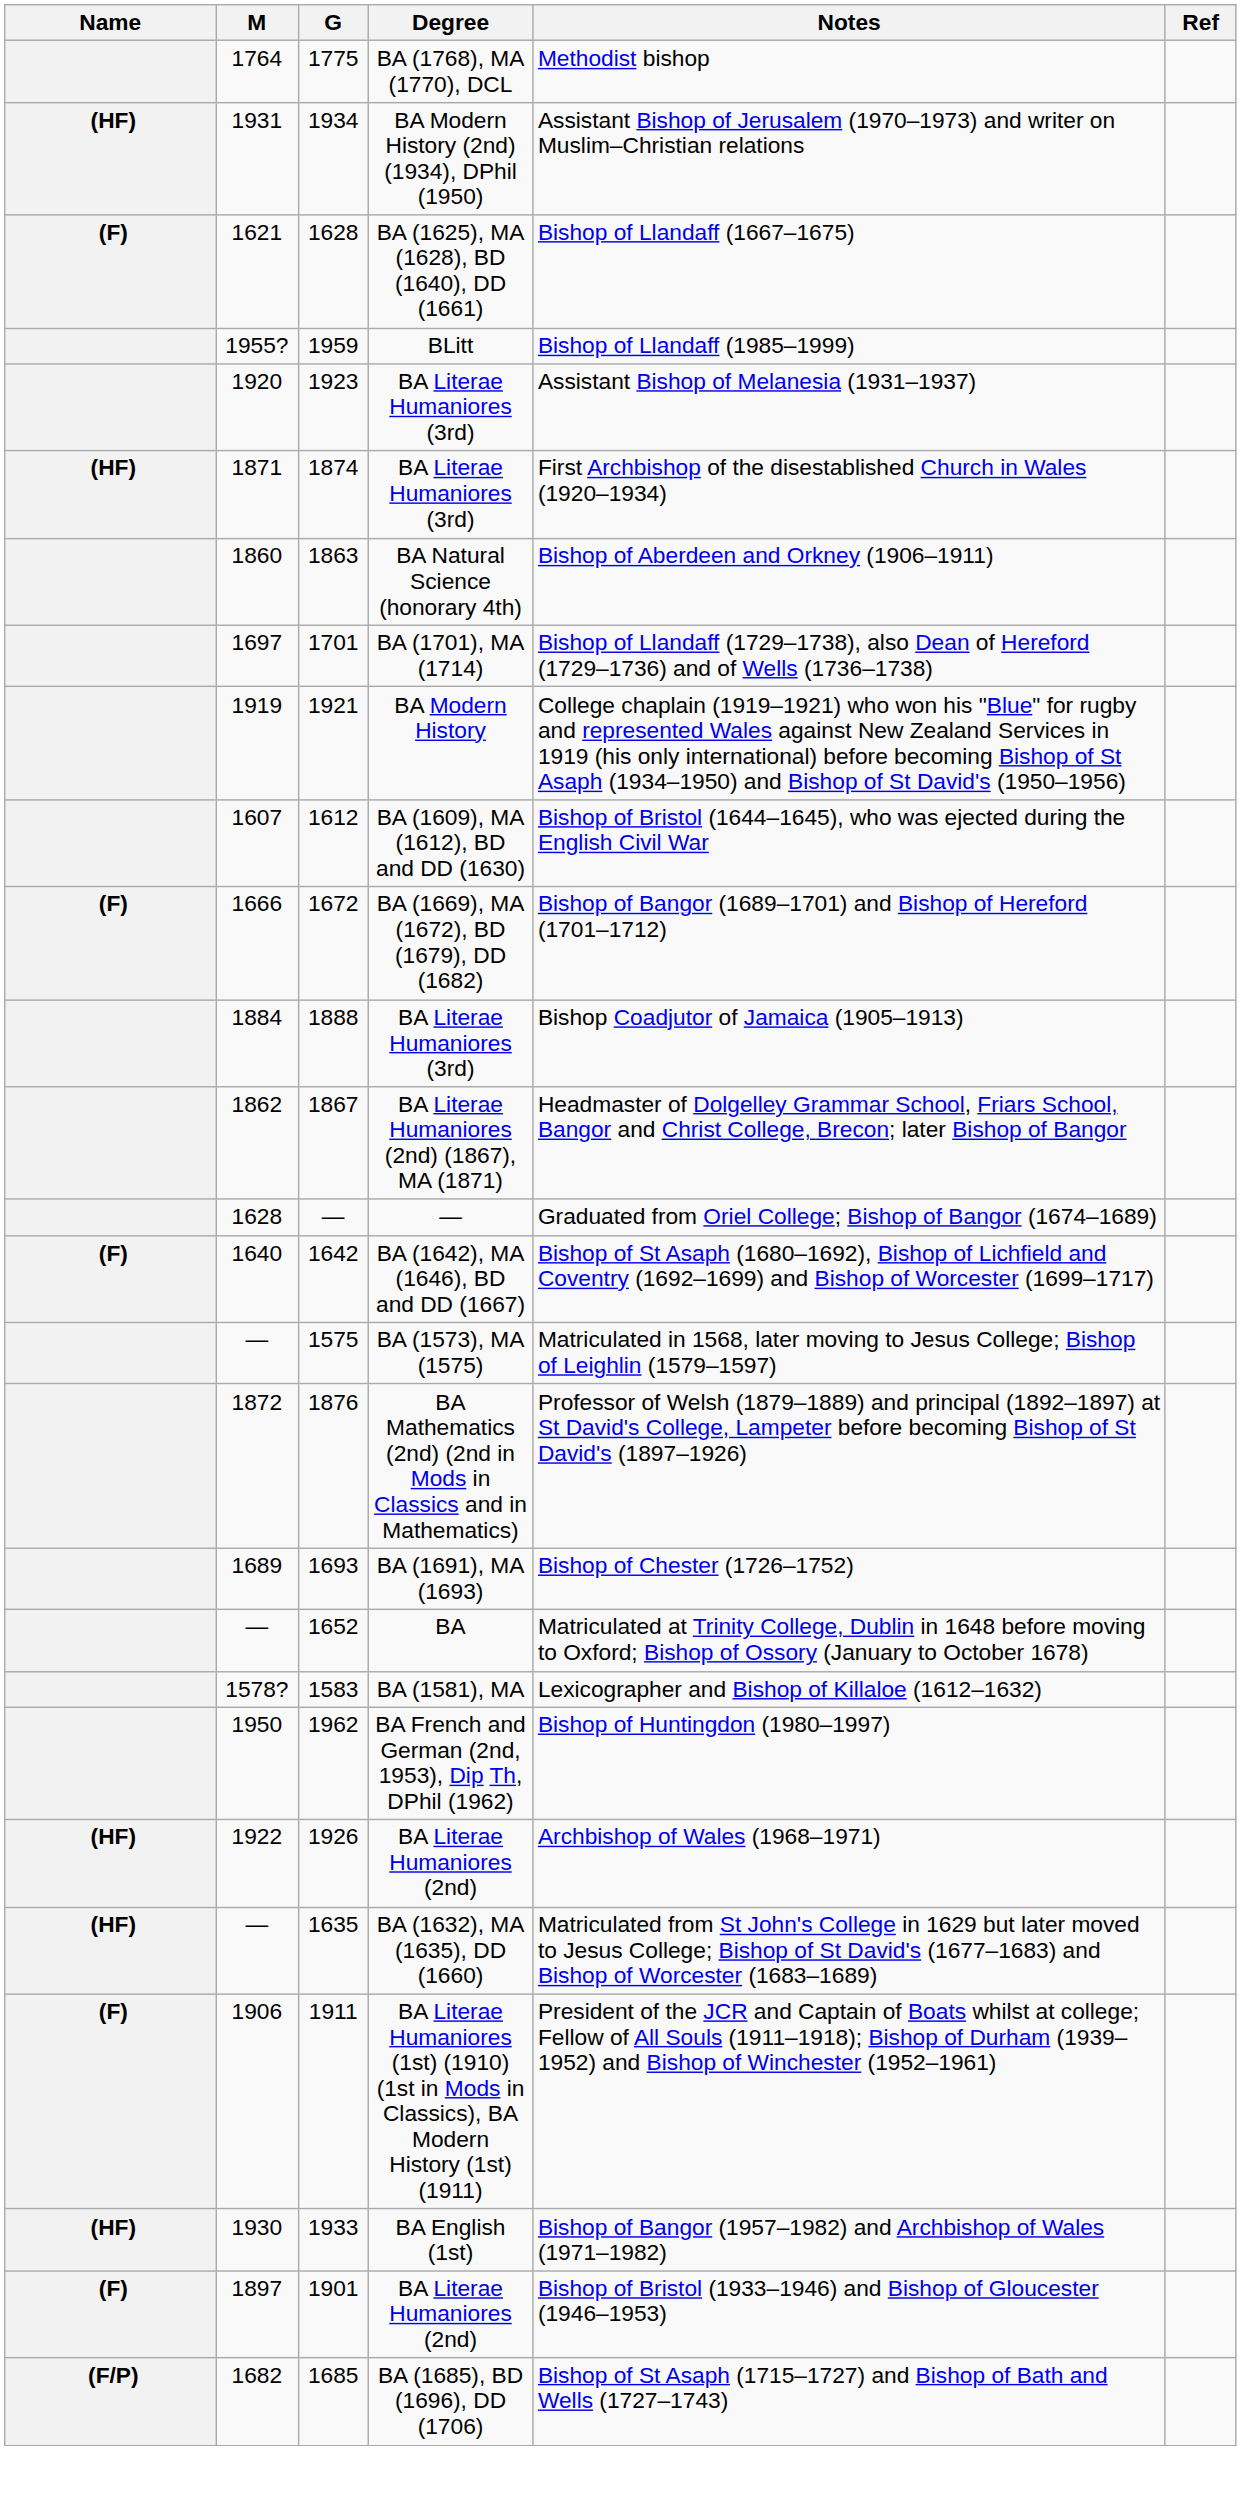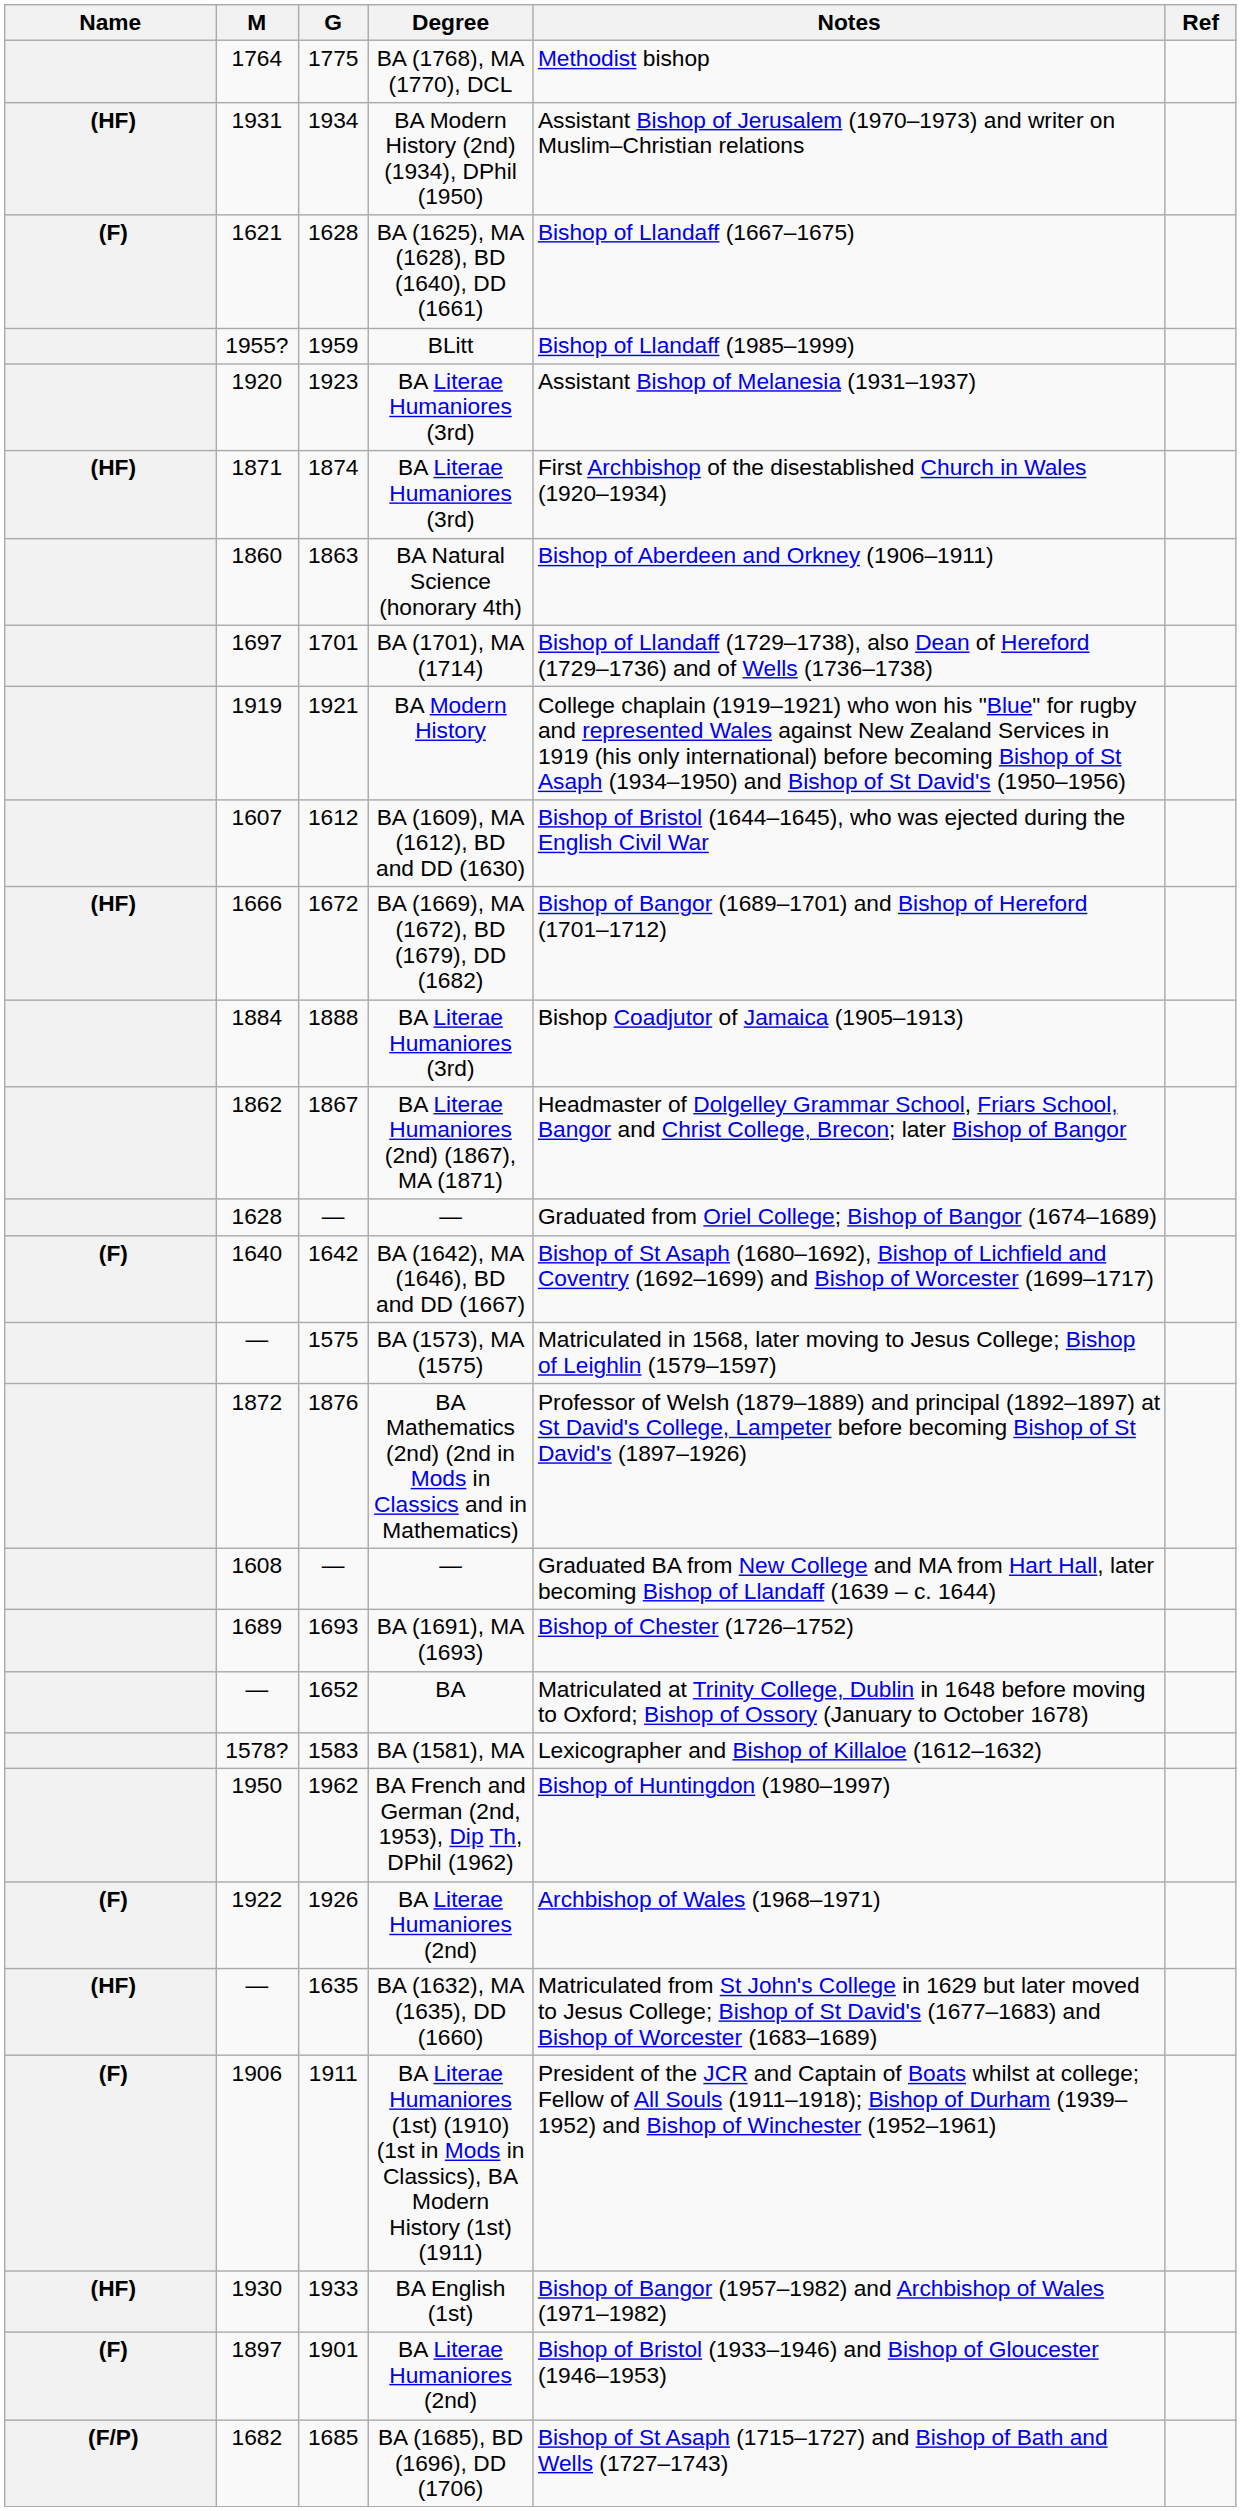(110, 904) (F) -> (110, 904) (HF)
+ row: (257, 1565)
(110, 1837) (HF) -> (110, 1899) (F)
